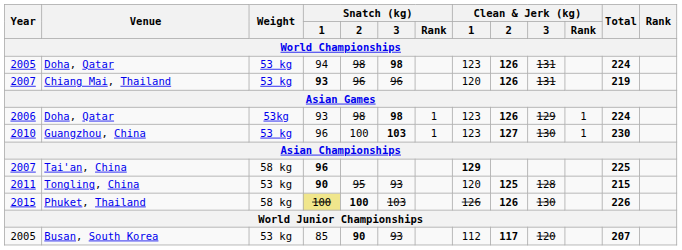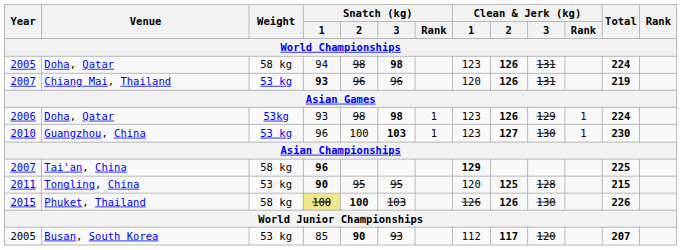(276, 64) 53 kg -> (276, 64) 58 kg
(396, 185) 93 -> (396, 185) 95
